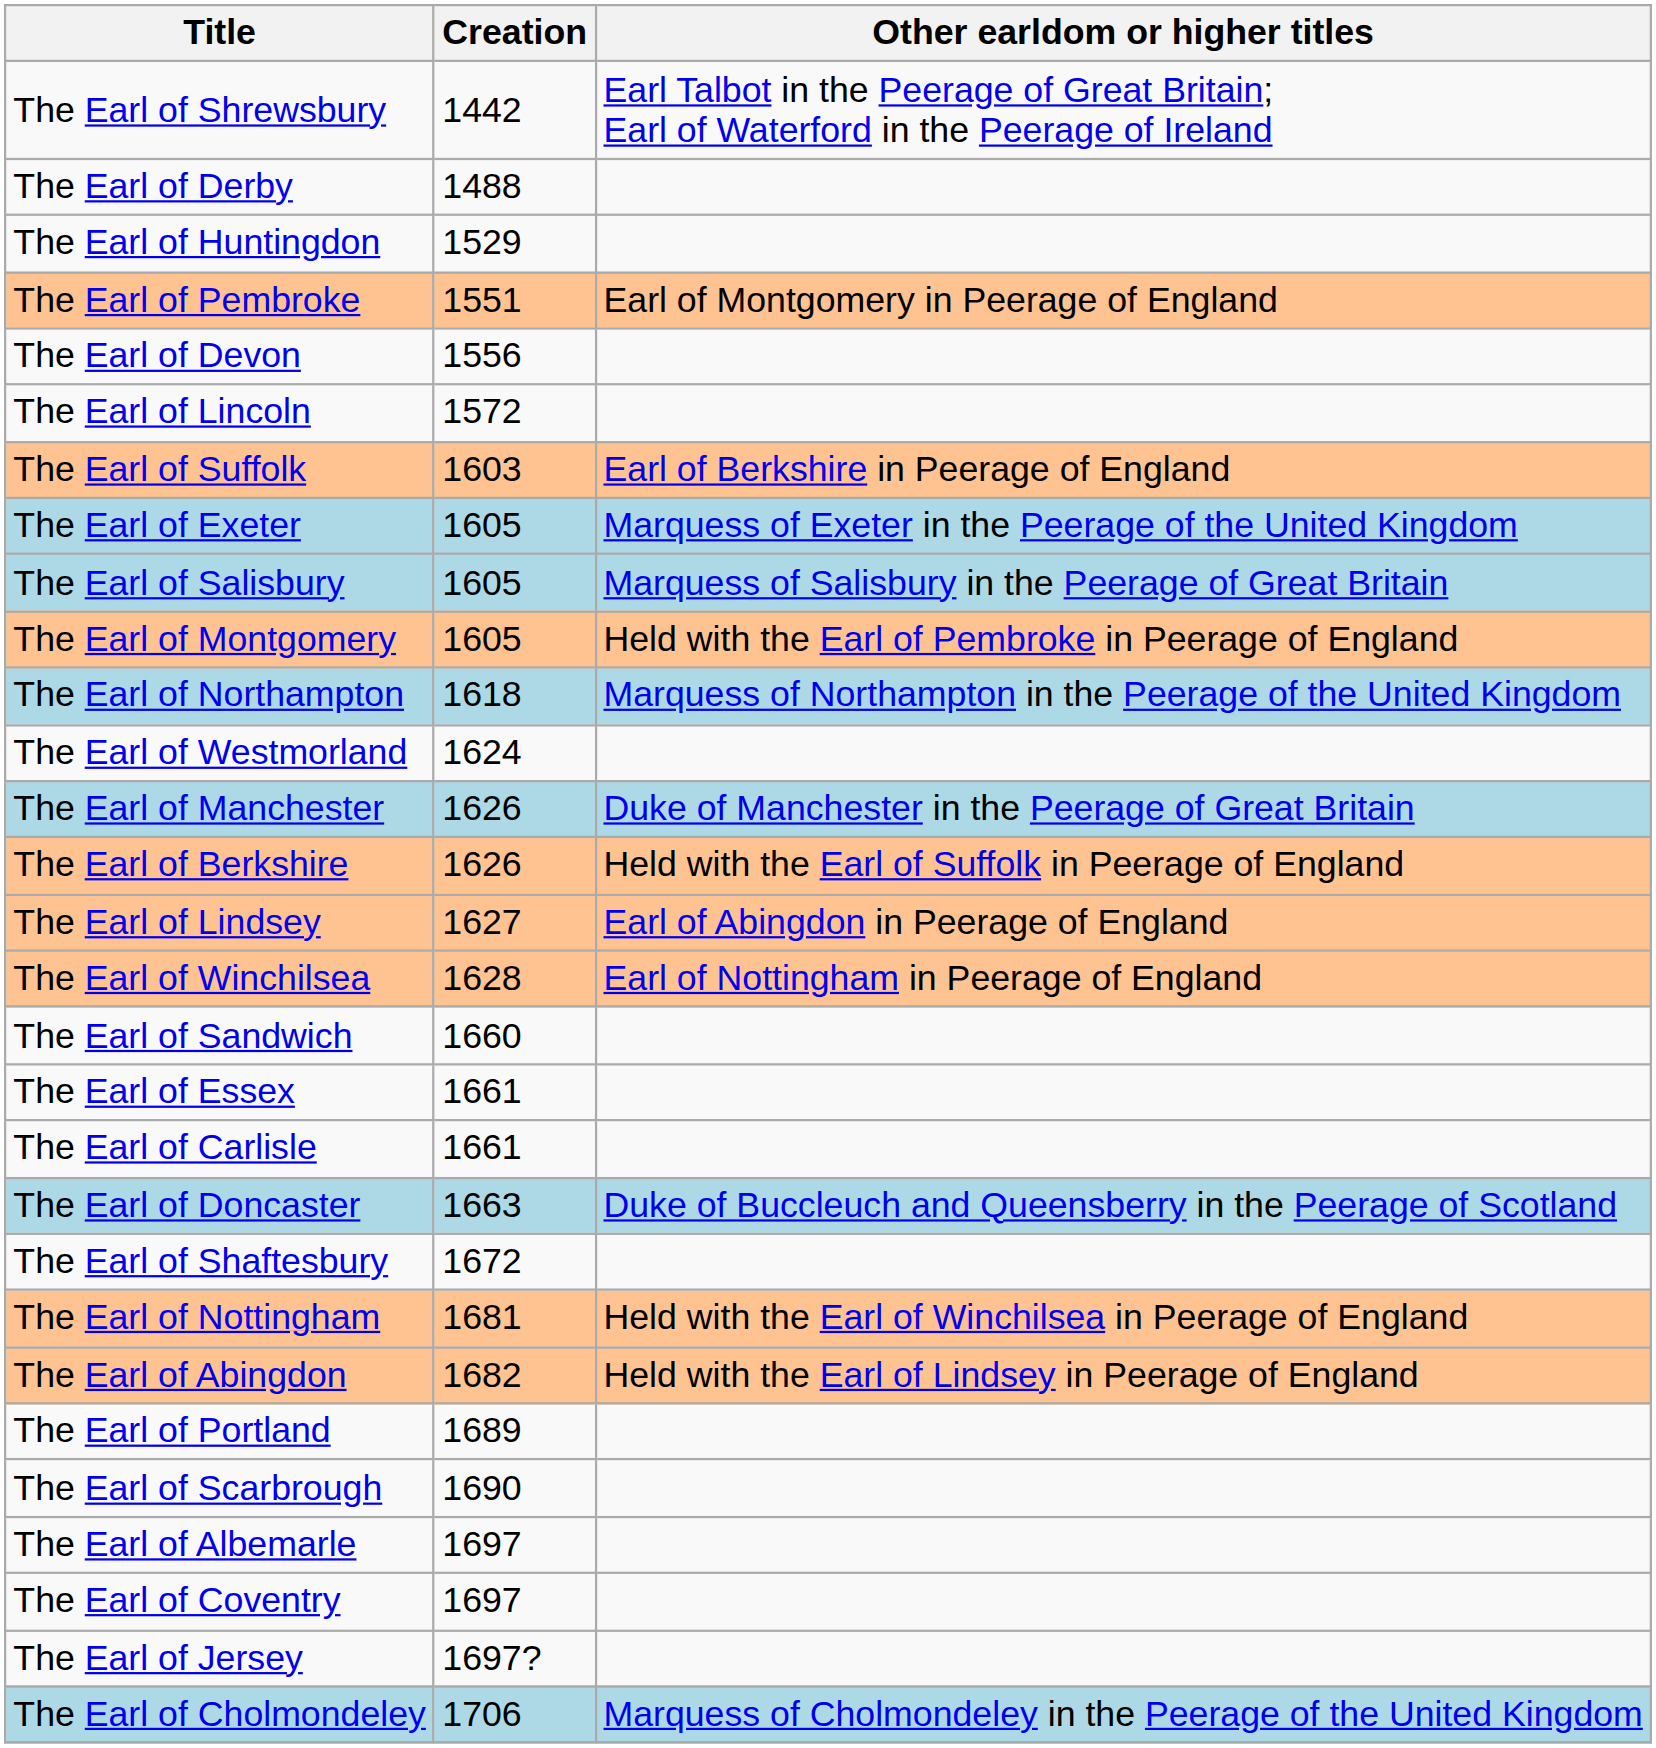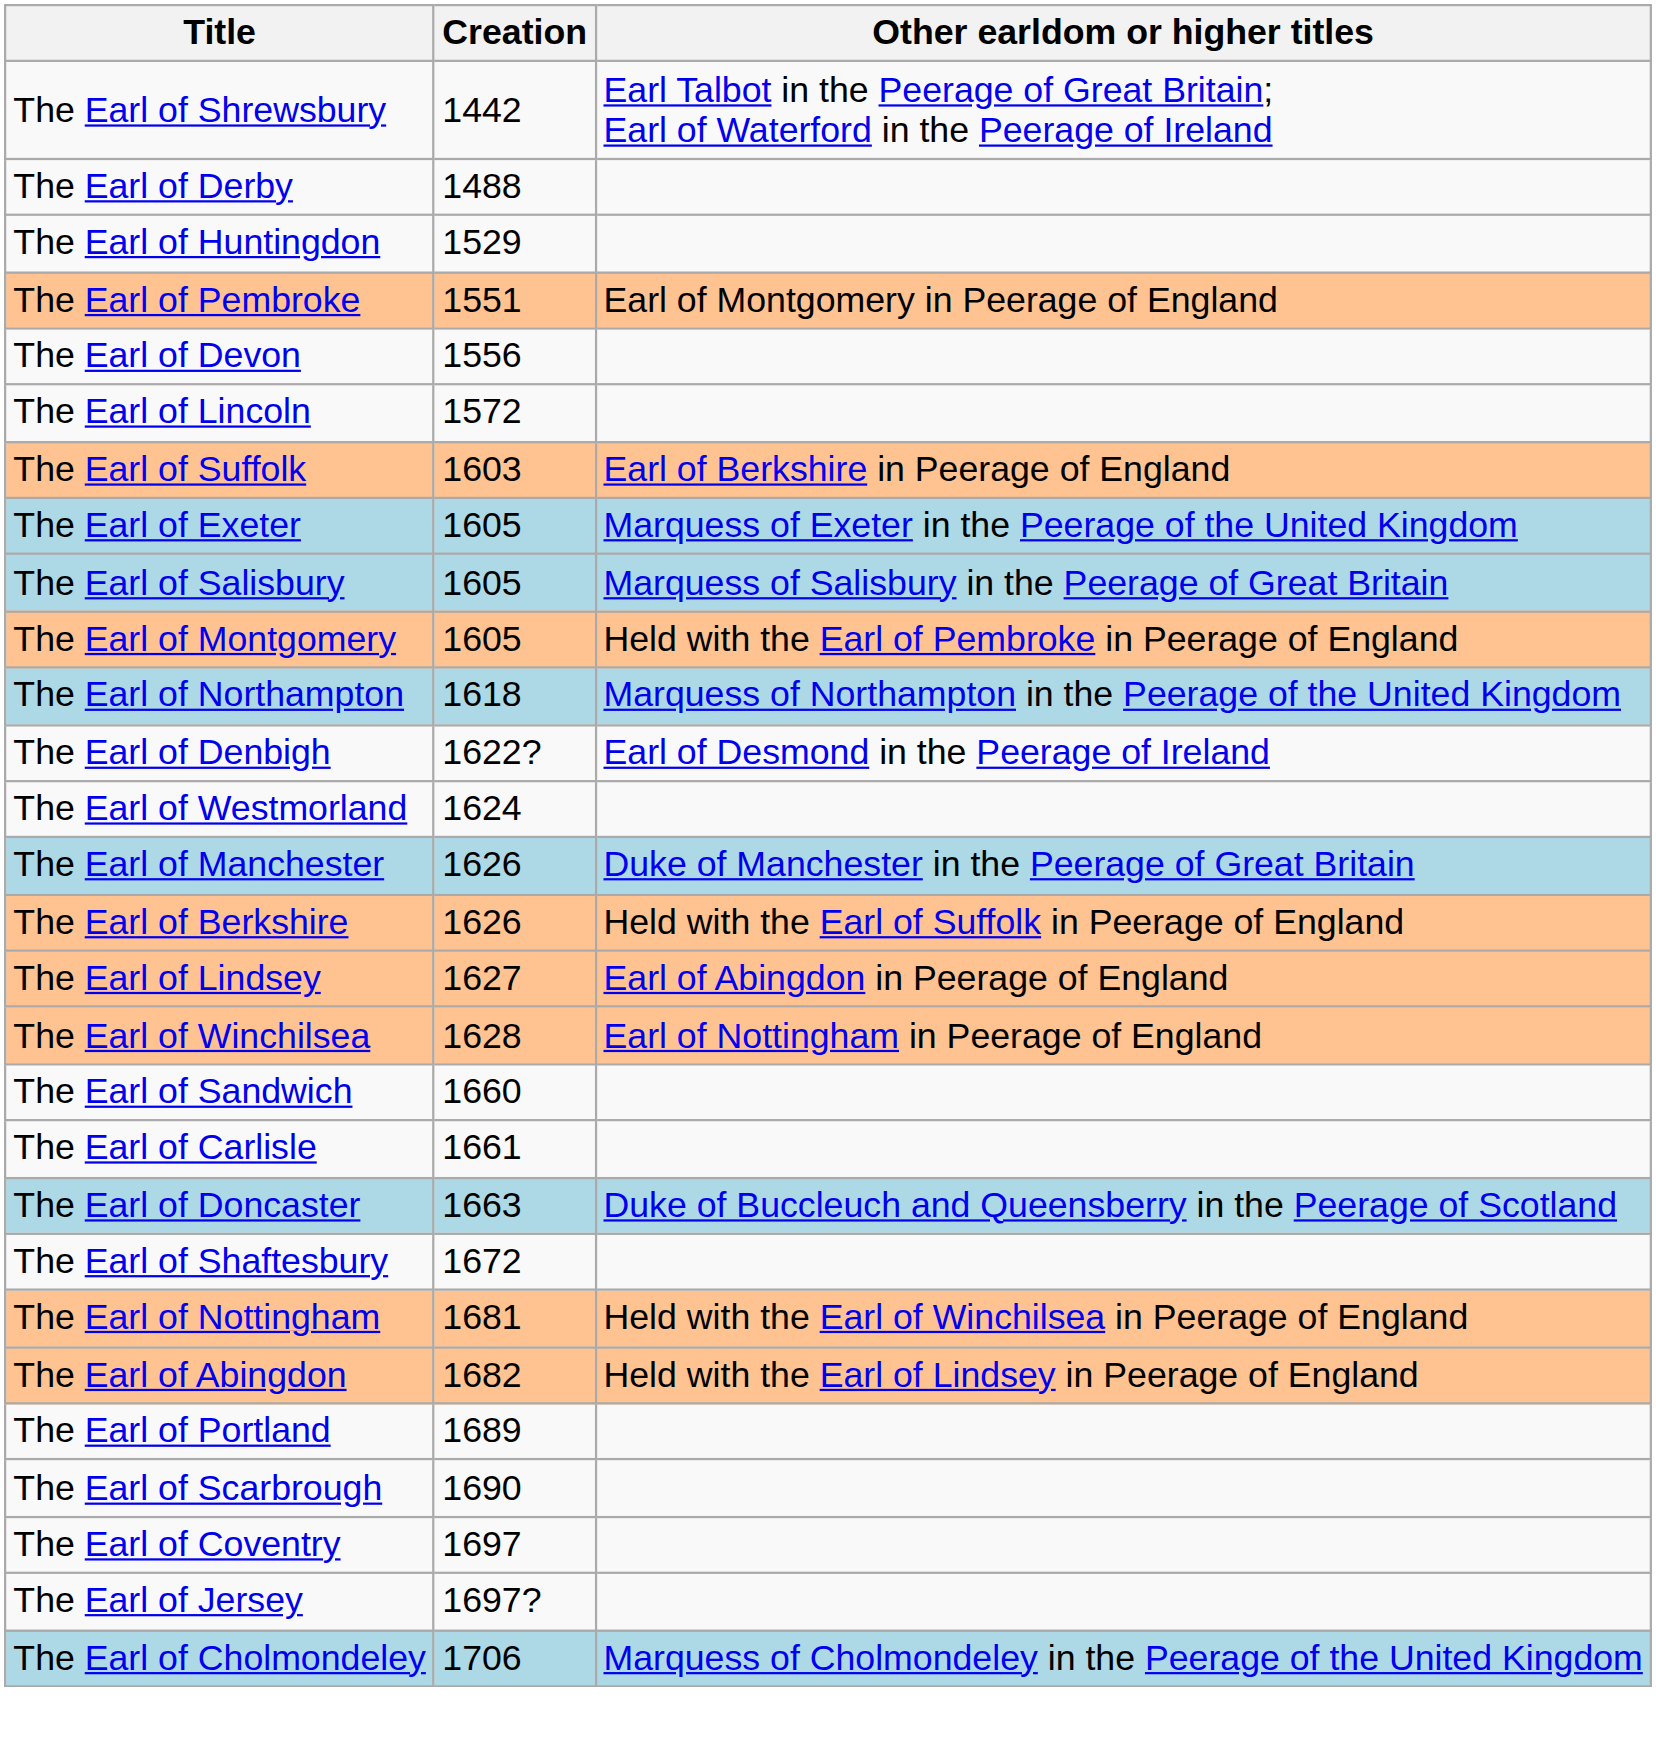+ row: (172, 751)
- row: (154, 1091)
- row: (185, 1544)
